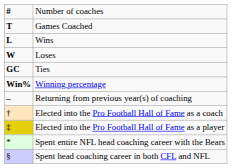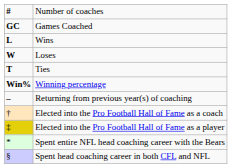(9, 26) T -> (13, 26) GC
(13, 70) GC -> (9, 70) T
